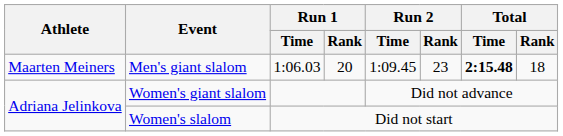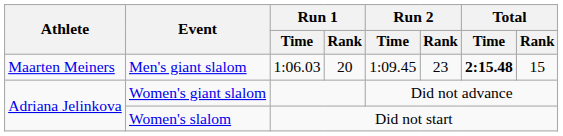(537, 67) 18 -> (537, 67) 15
